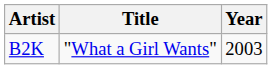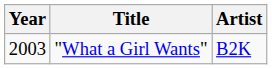columns swapped: (244, 19) <-> (32, 19)
